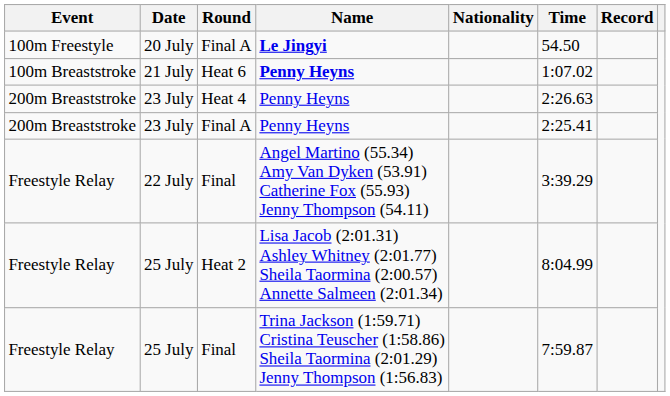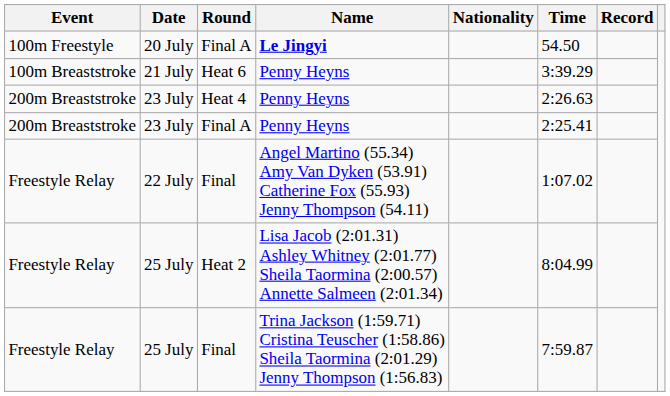(307, 71) bold -> (304, 71) normal
(567, 71) 1:07.02 -> (567, 71) 3:39.29
(567, 181) 3:39.29 -> (567, 181) 1:07.02
